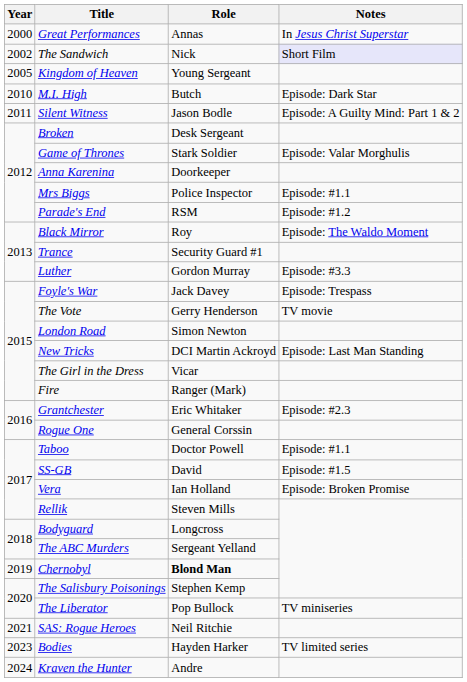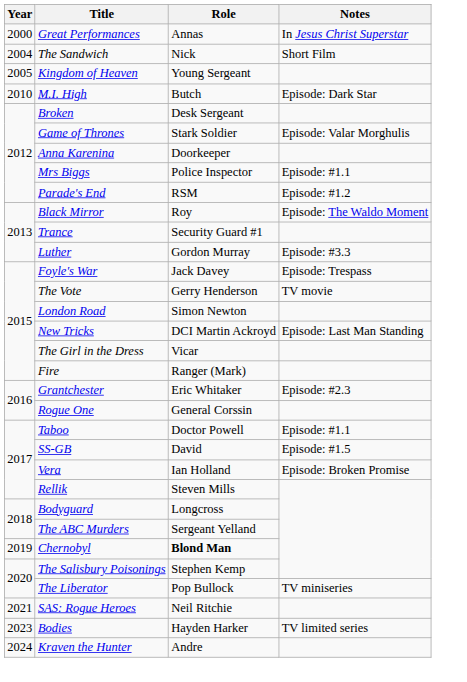(20, 53) 2002 -> (20, 53) 2004
(309, 53) lavender background -> (309, 53) no background
- row: (73, 113)
